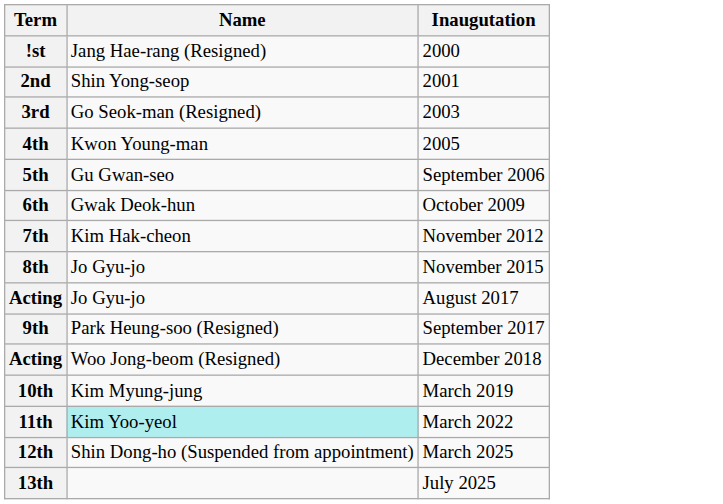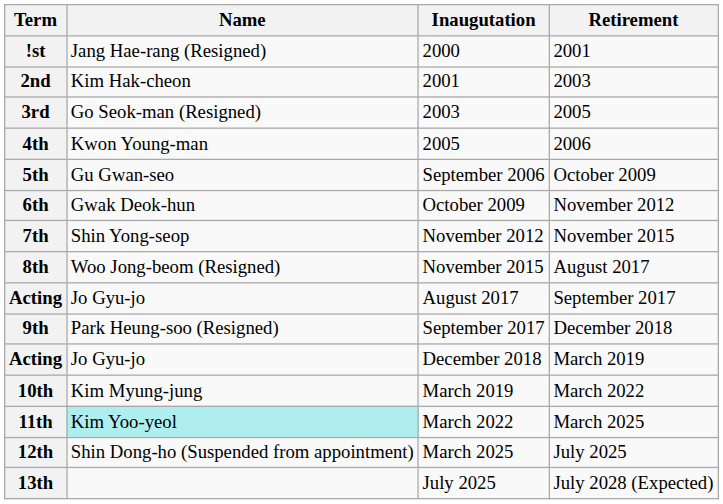+ column: (633, 20)
(130, 82) Shin Yong-seop -> (131, 82) Kim Hak-cheon
(131, 236) Kim Hak-cheon -> (130, 236) Shin Yong-seop
(108, 267) Jo Gyu-jo -> (176, 267) Woo Jong-beom (Resigned)
(176, 359) Woo Jong-beom (Resigned) -> (108, 359) Jo Gyu-jo
